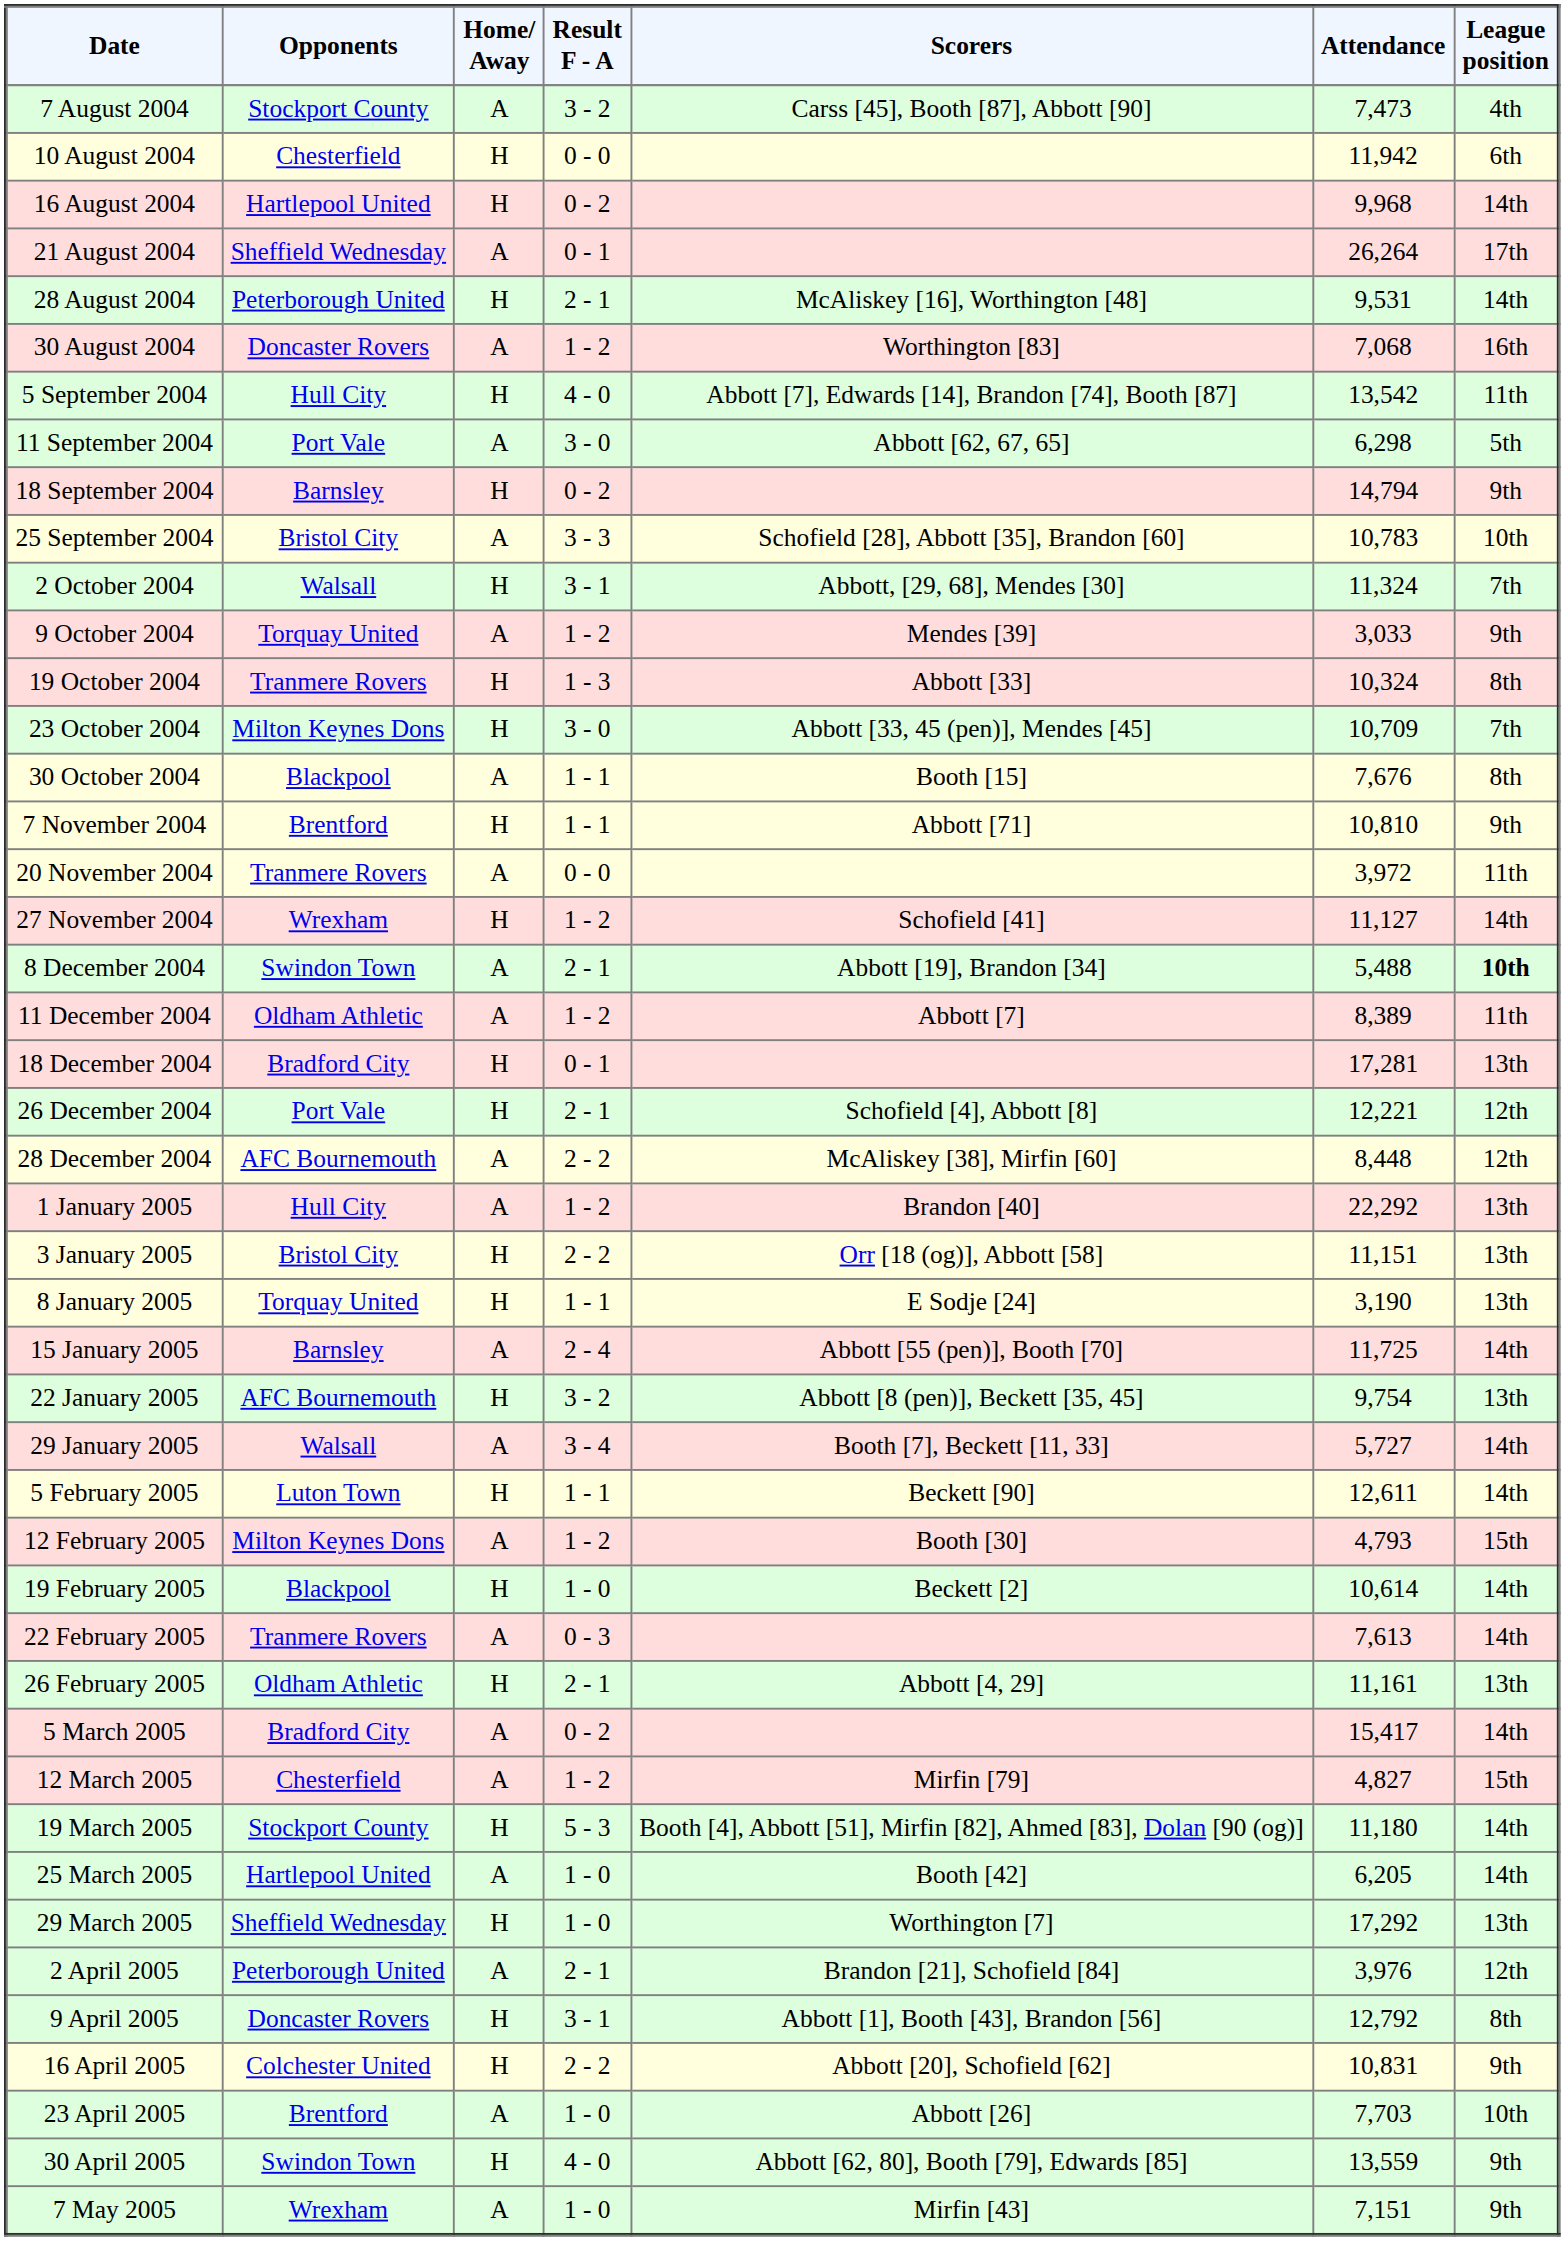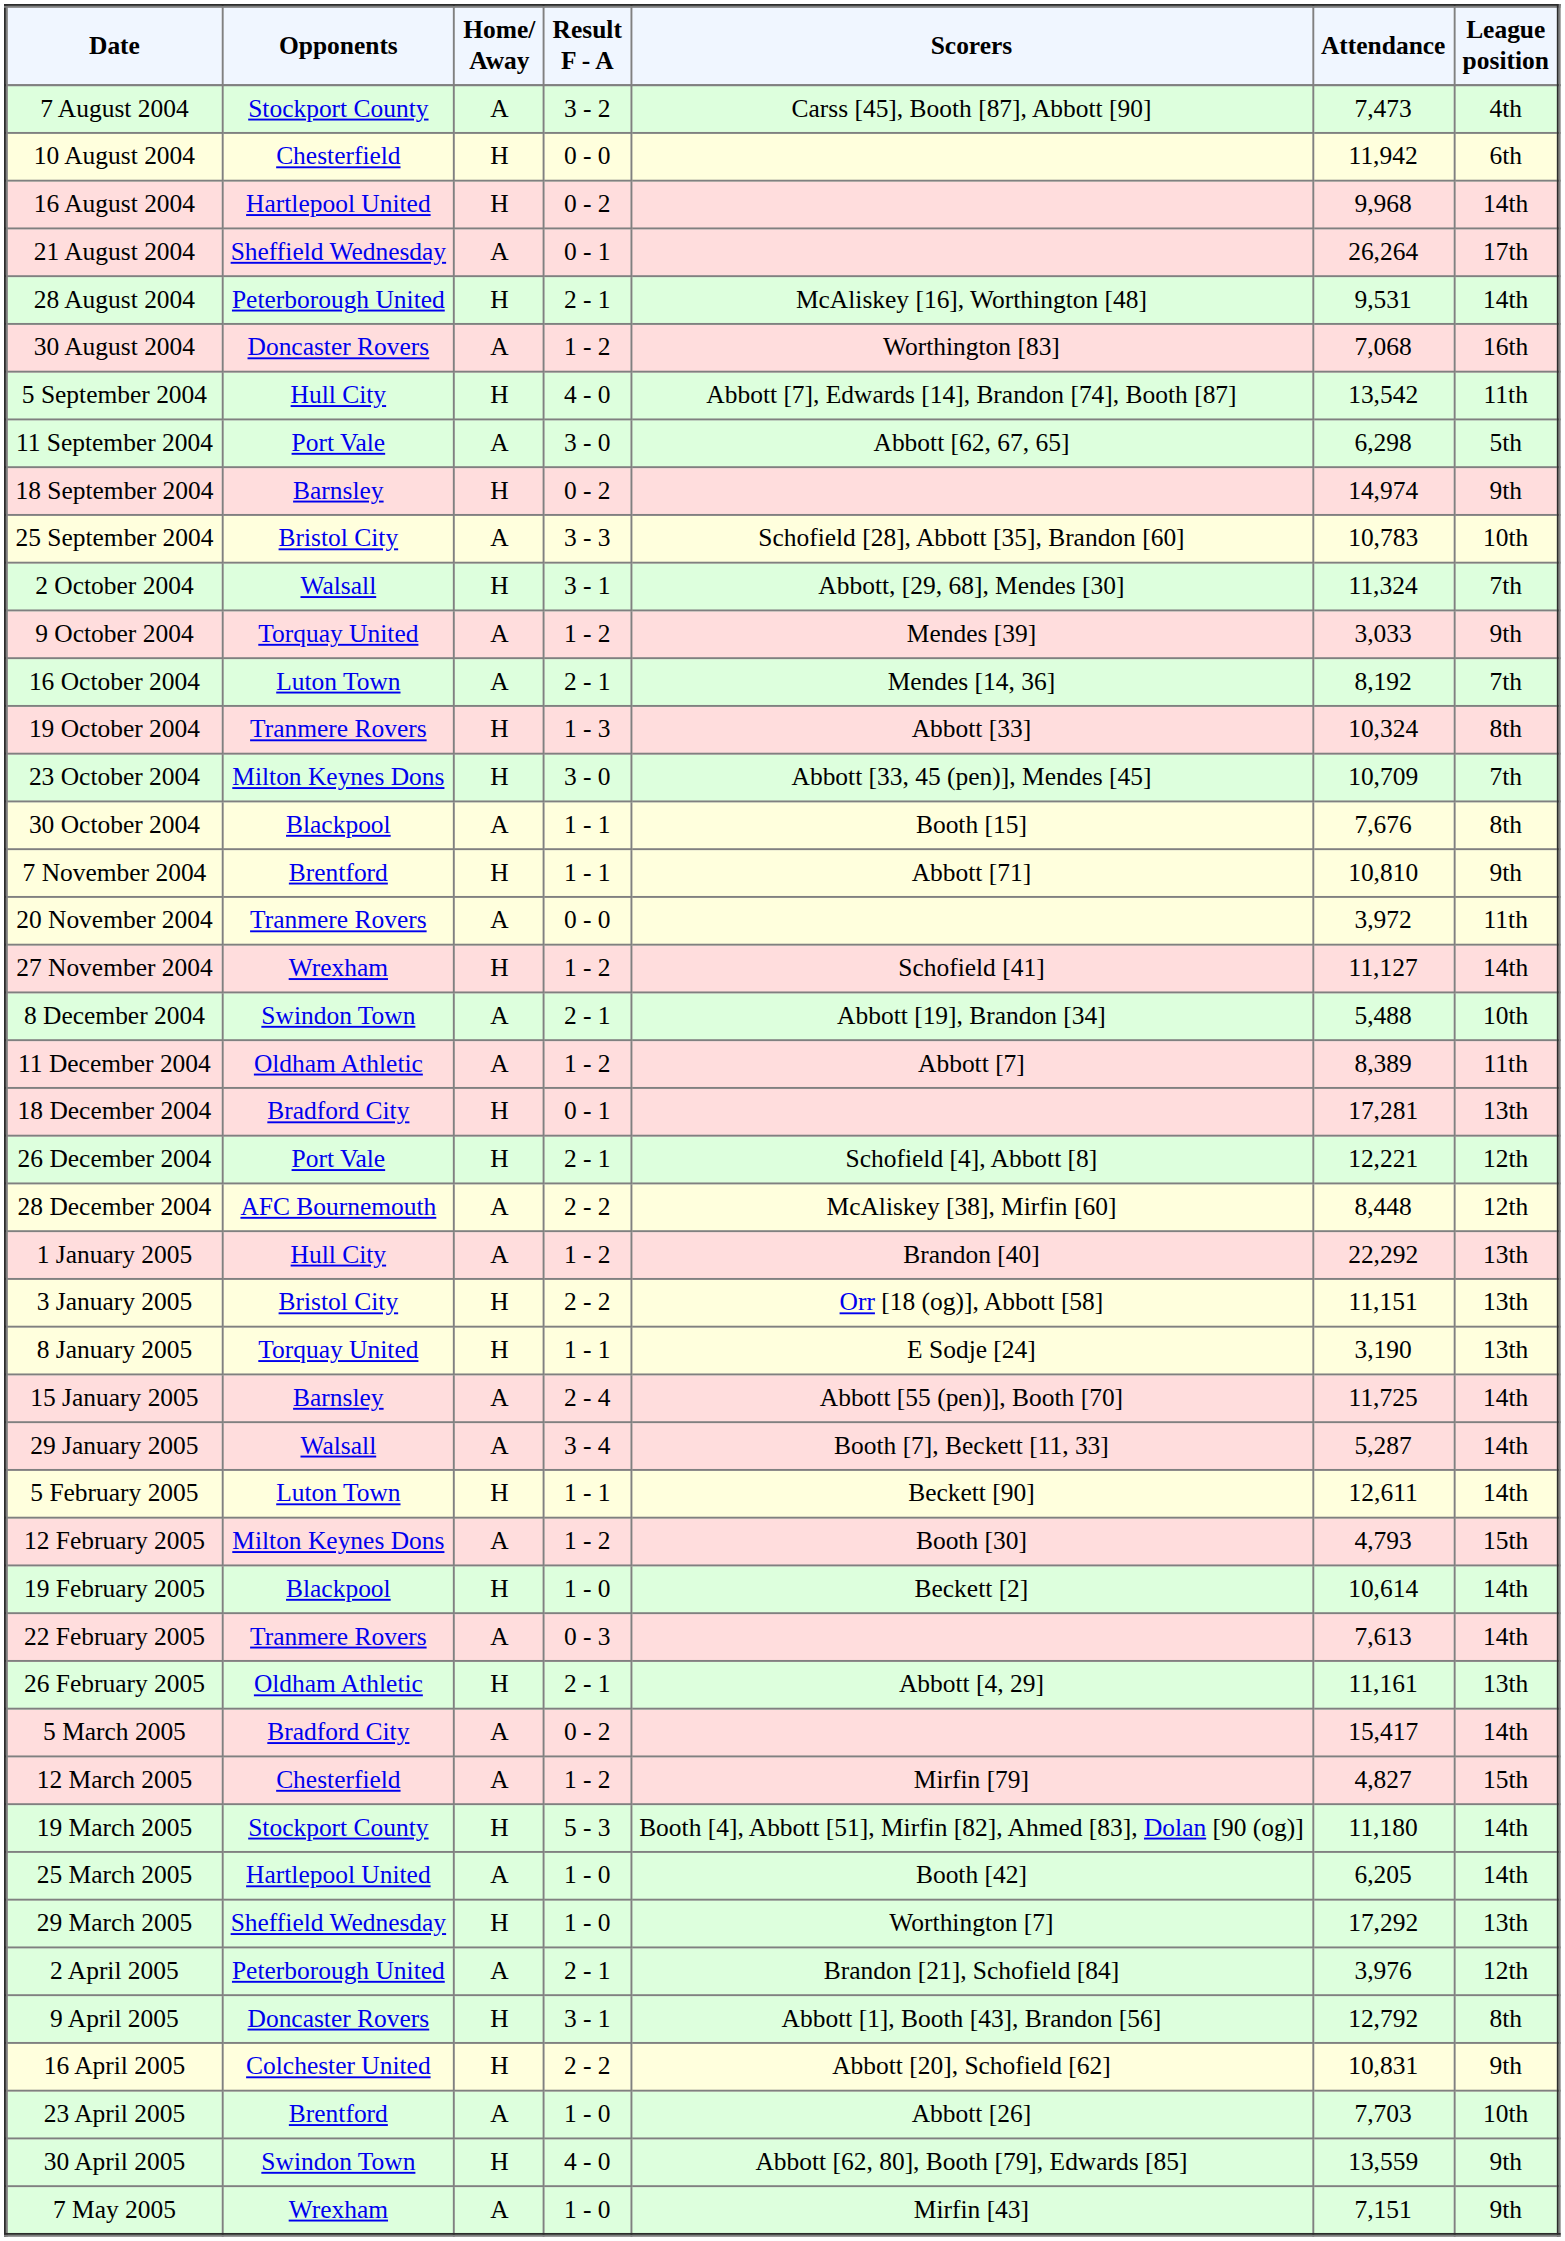(1383, 490) 14,794 -> (1383, 490) 14,974
+ row: (114, 681)
(1506, 968) bold -> (1506, 1015) normal
- row: (114, 1397)
(1383, 1445) 5,727 -> (1383, 1445) 5,287
